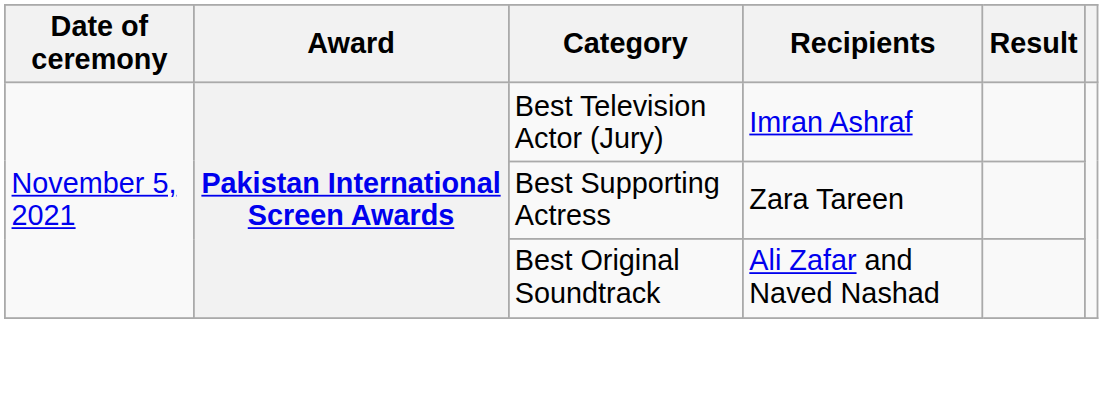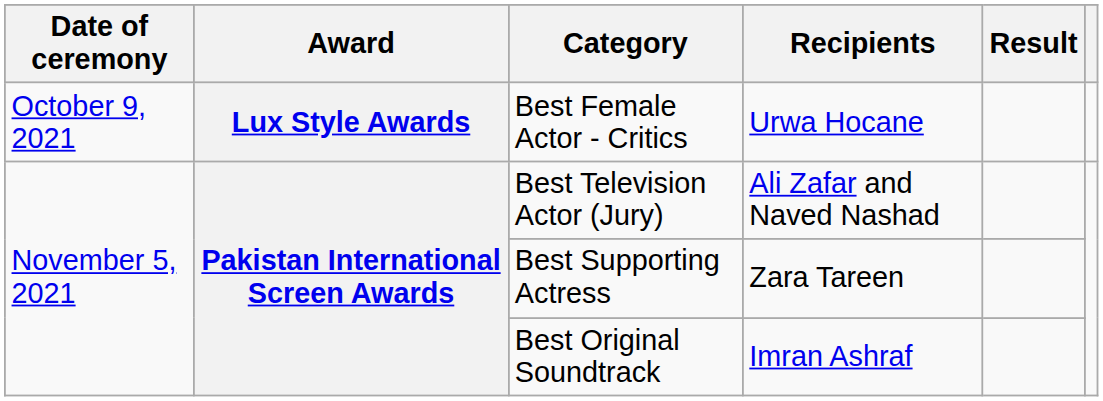+ row: (601, 121)
(831, 121) Imran Ashraf -> (845, 199) Ali Zafar and Naved Nashad
(845, 277) Ali Zafar and Naved Nashad -> (831, 355) Imran Ashraf
